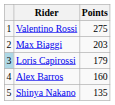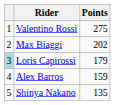(100, 44) 203 -> (100, 44) 202
(100, 76) 160 -> (100, 76) 159
